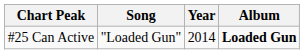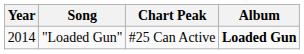columns swapped: (202, 15) <-> (51, 15)
